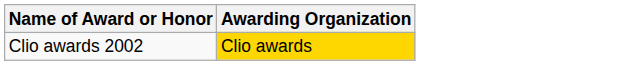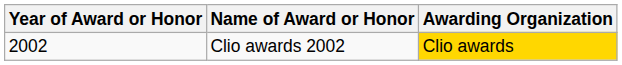+ column: (105, 19)
